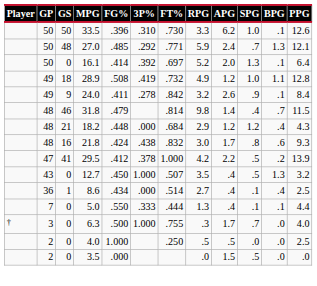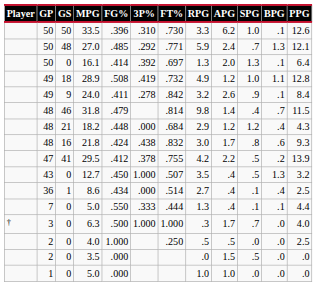(203, 62) 5.2 -> (203, 62) 1.3
(172, 158) 1.000 -> (174, 158) .755
(174, 224) .755 -> (172, 224) 1.000
+ row: (51, 273)
